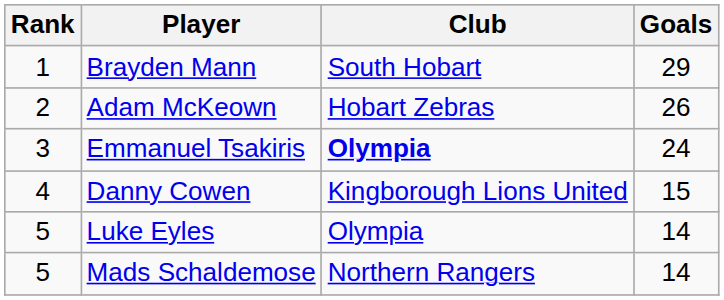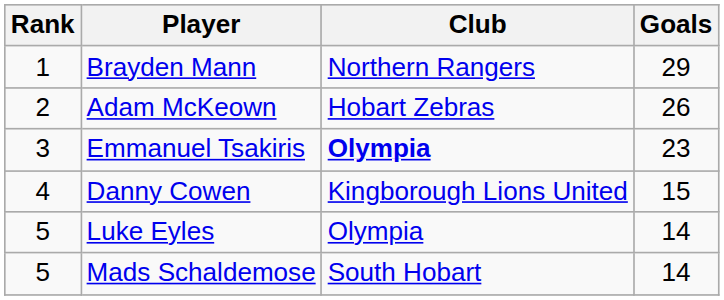(405, 66) South Hobart -> (431, 66) Northern Rangers
(676, 149) 24 -> (676, 149) 23
(431, 273) Northern Rangers -> (405, 273) South Hobart
